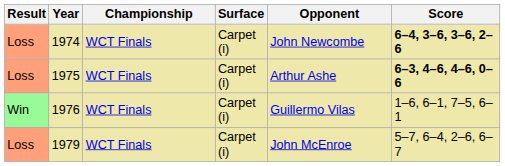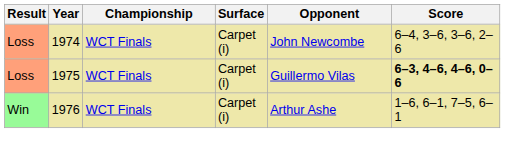(444, 41) bold -> (444, 41) normal
(303, 75) Arthur Ashe -> (313, 75) Guillermo Vilas
(313, 110) Guillermo Vilas -> (303, 110) Arthur Ashe
- row: (66, 144)
